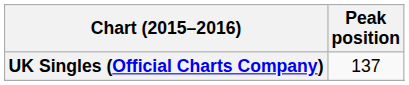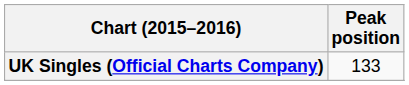(366, 66) 137 -> (366, 66) 133
